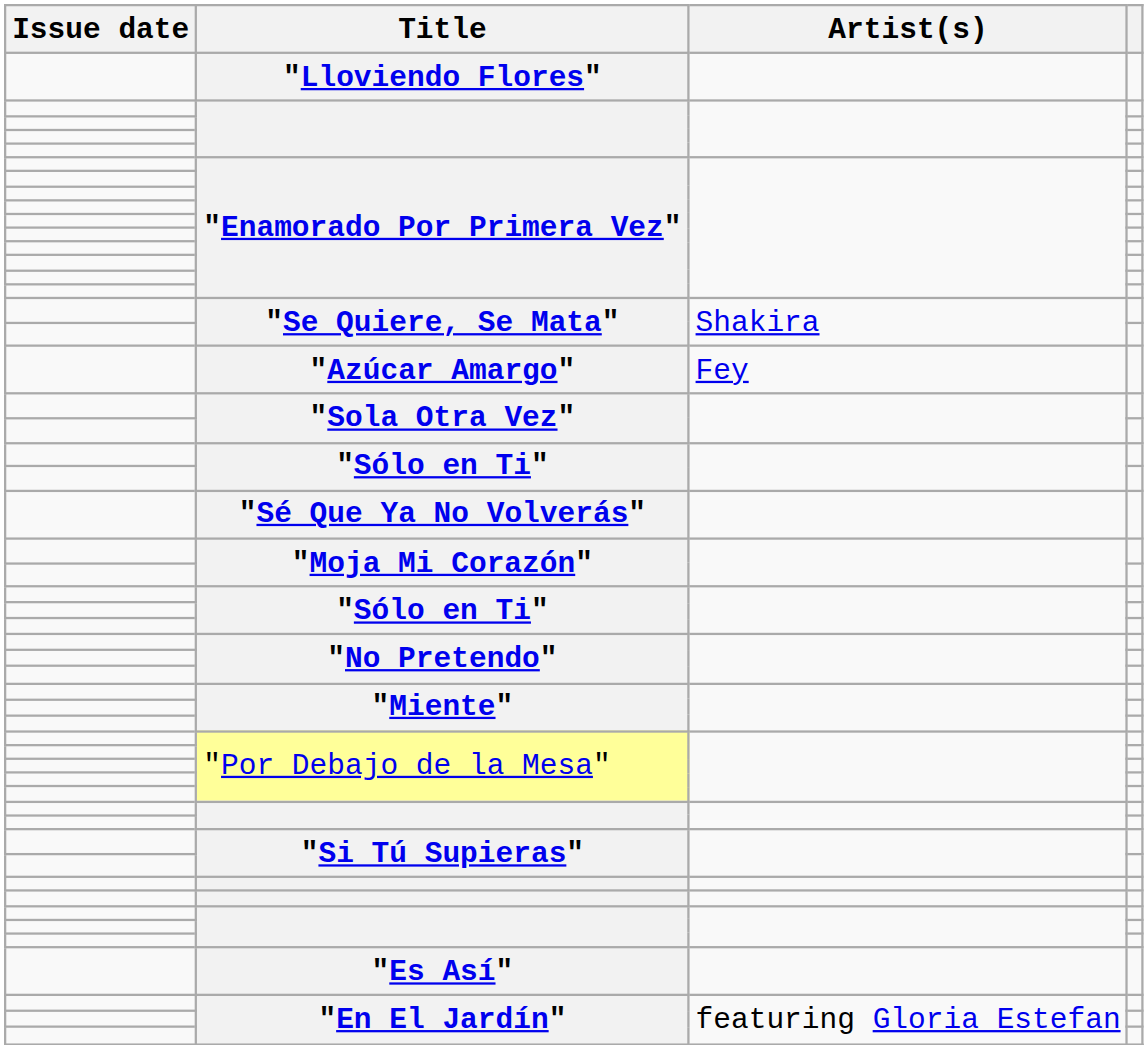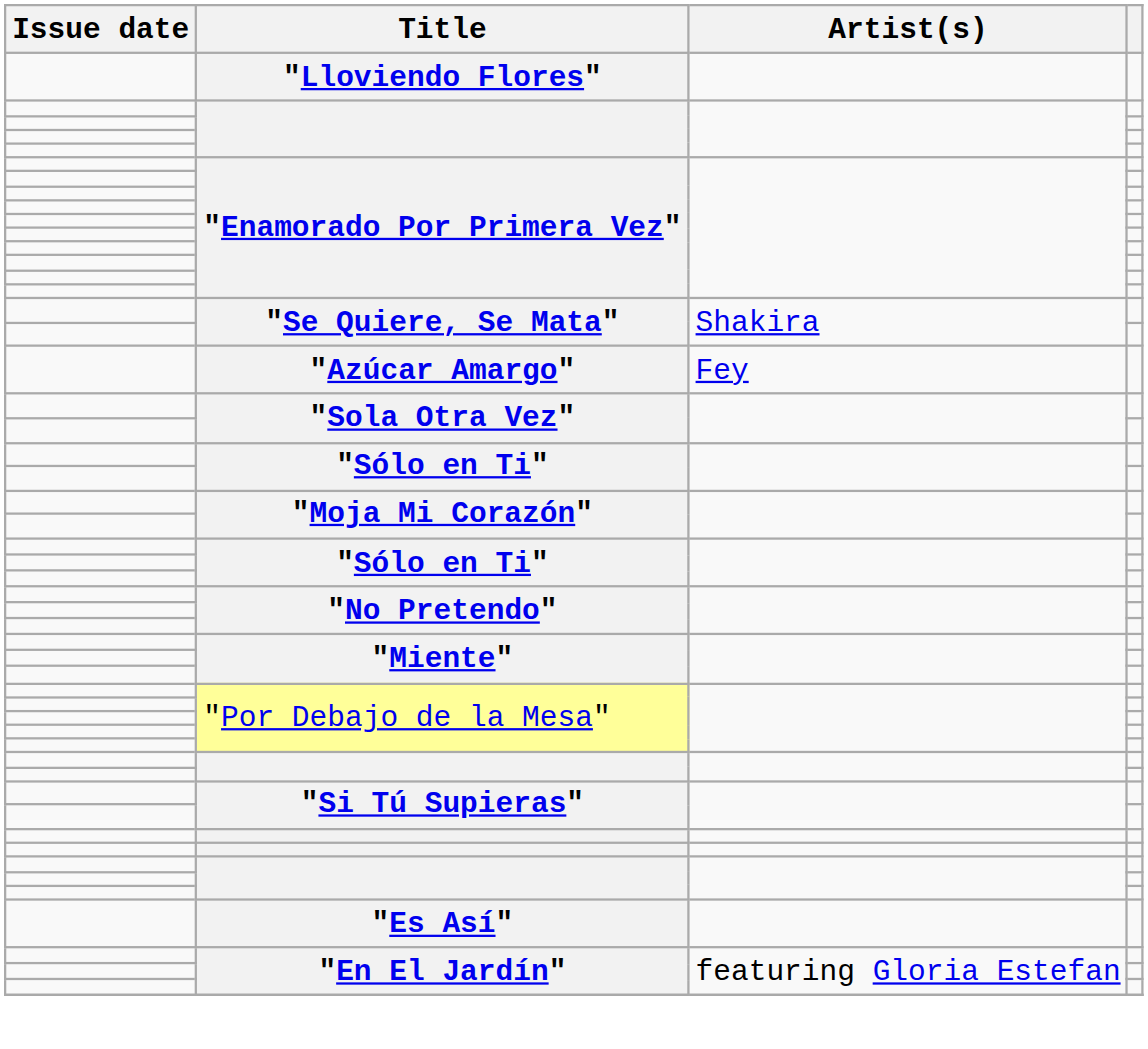- row: (442, 514)
